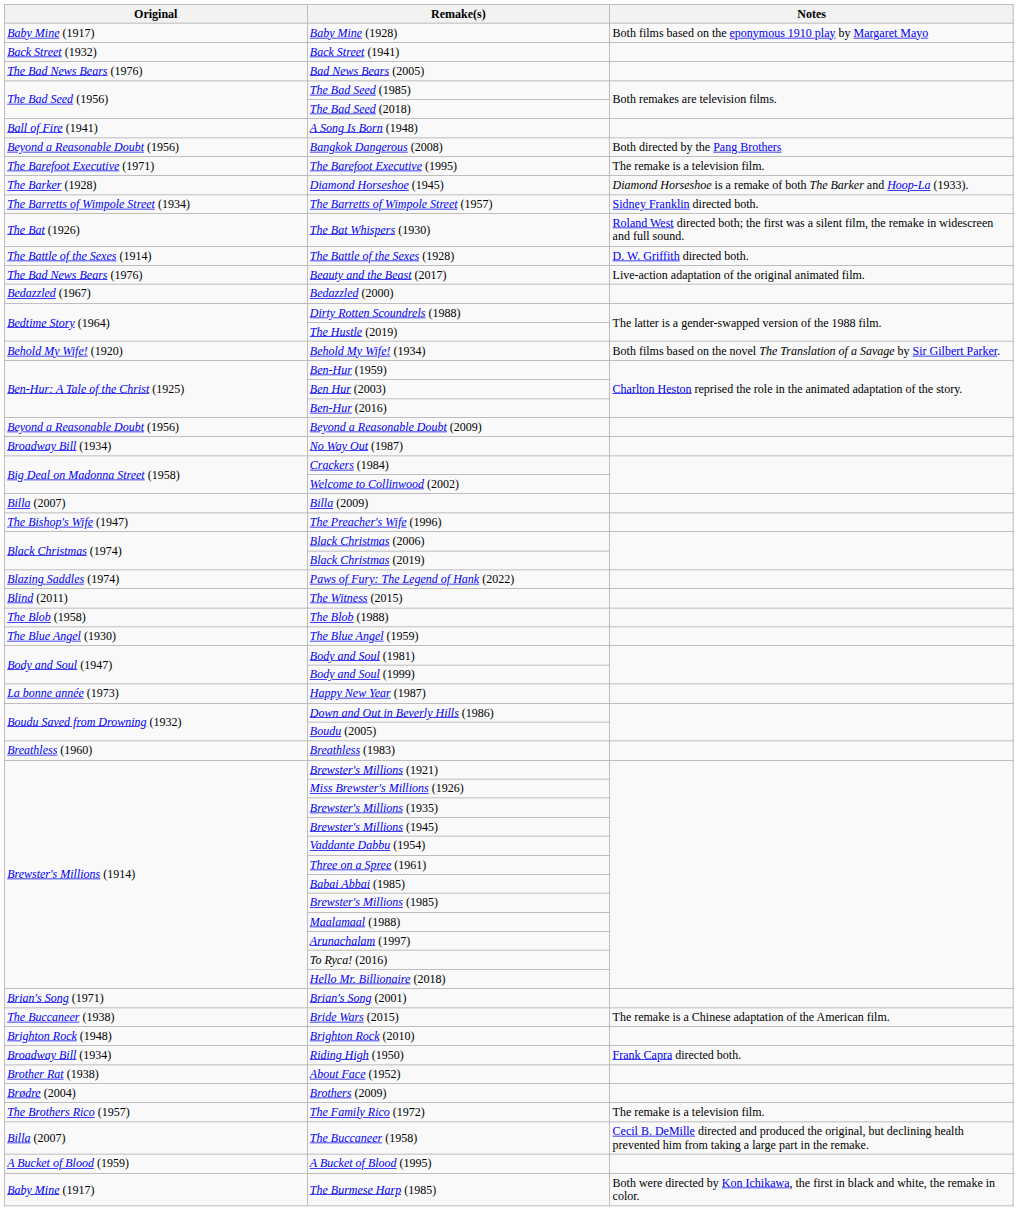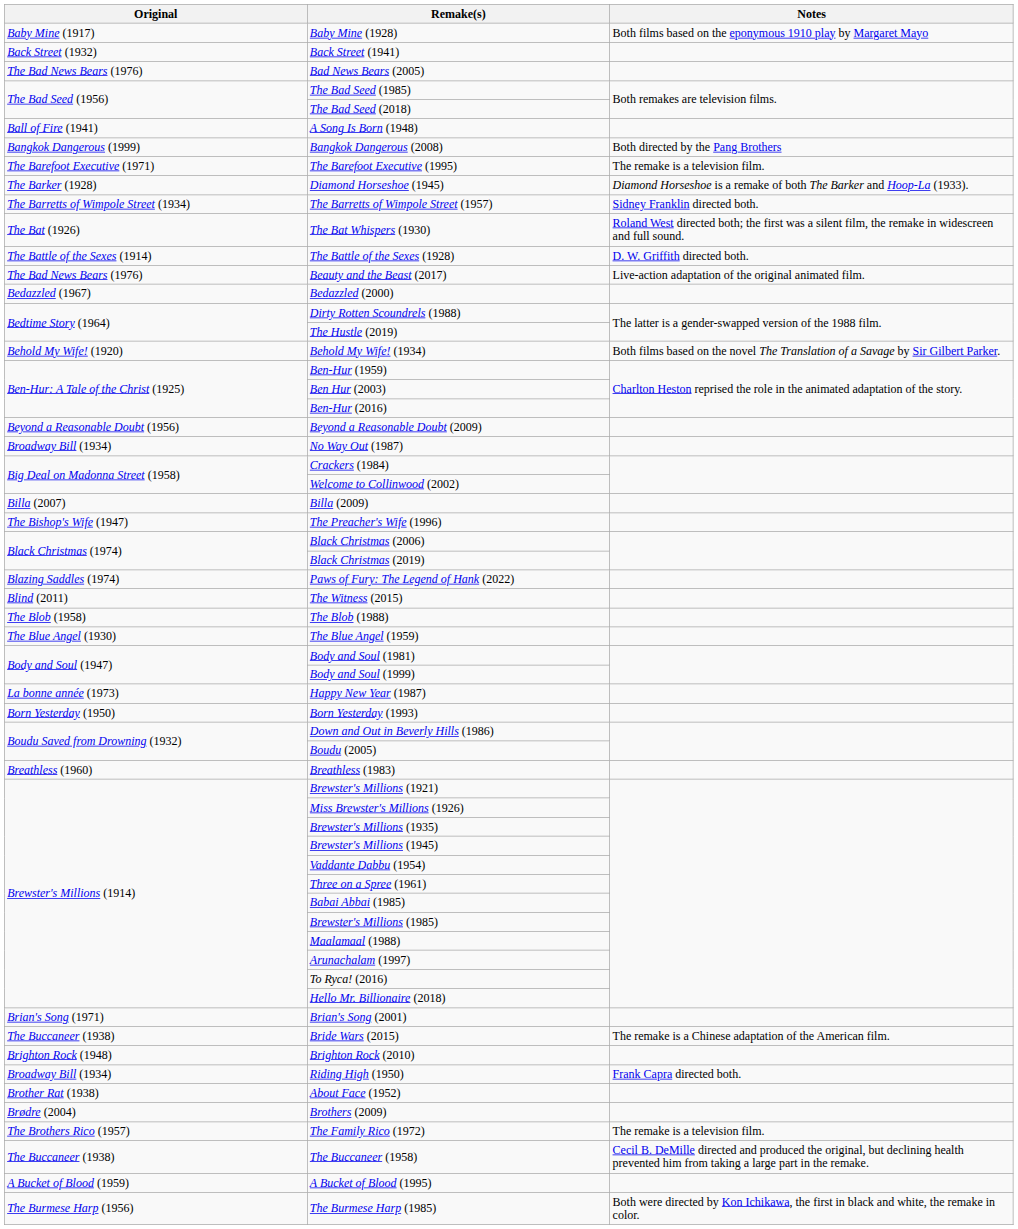(93, 147) Beyond a Reasonable Doubt (1956) -> (74, 147) Bangkok Dangerous (1999)
+ row: (364, 712)
(36, 1138) Billa (2007) -> (61, 1157) The Buccaneer (1938)
(51, 1189) Baby Mine (1917) -> (70, 1208) The Burmese Harp (1956)
